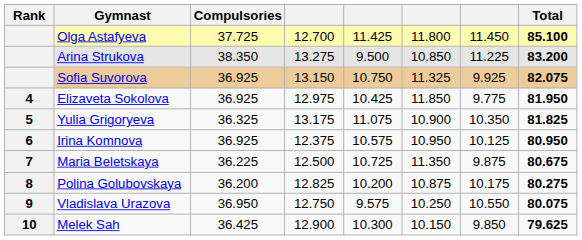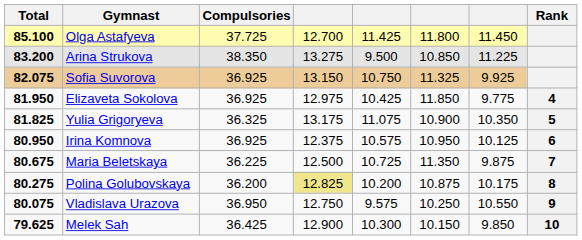columns swapped: (29, 15) <-> (548, 15)
(314, 183) no background -> (323, 183) khaki background
